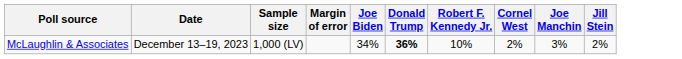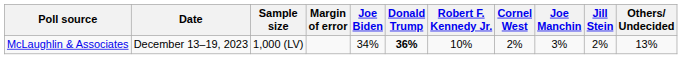+ column: (646, 20)
